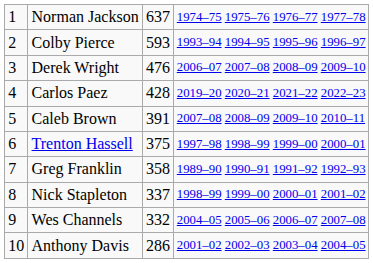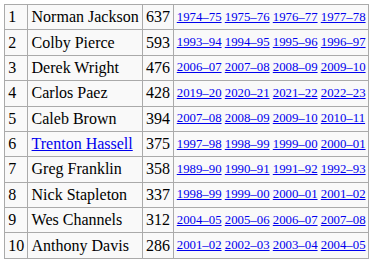(158, 118) 391 -> (158, 118) 394
(158, 220) 332 -> (158, 220) 312
